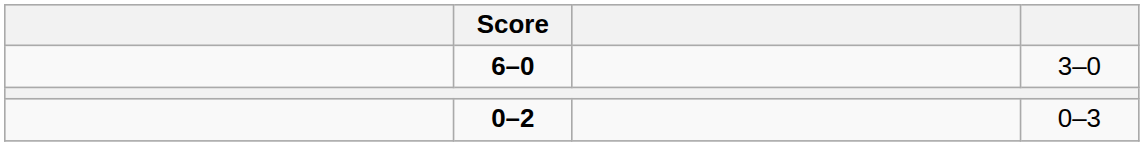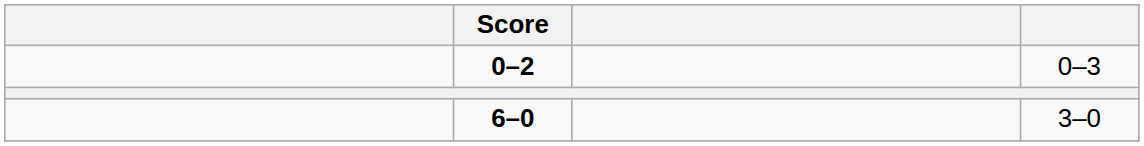rows swapped: (513, 119) <-> (513, 66)
